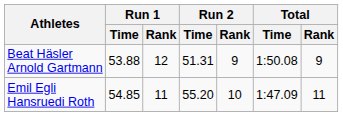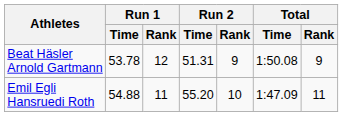(124, 61) 53.88 -> (124, 61) 53.78
(124, 95) 54.85 -> (124, 95) 54.88
